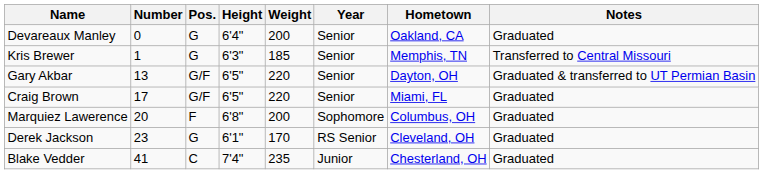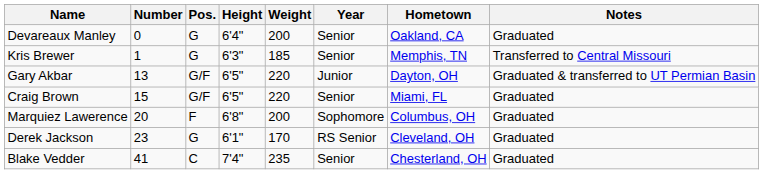(336, 76) Senior -> (335, 76) Junior
(141, 96) 17 -> (141, 96) 15
(335, 158) Junior -> (336, 158) Senior
